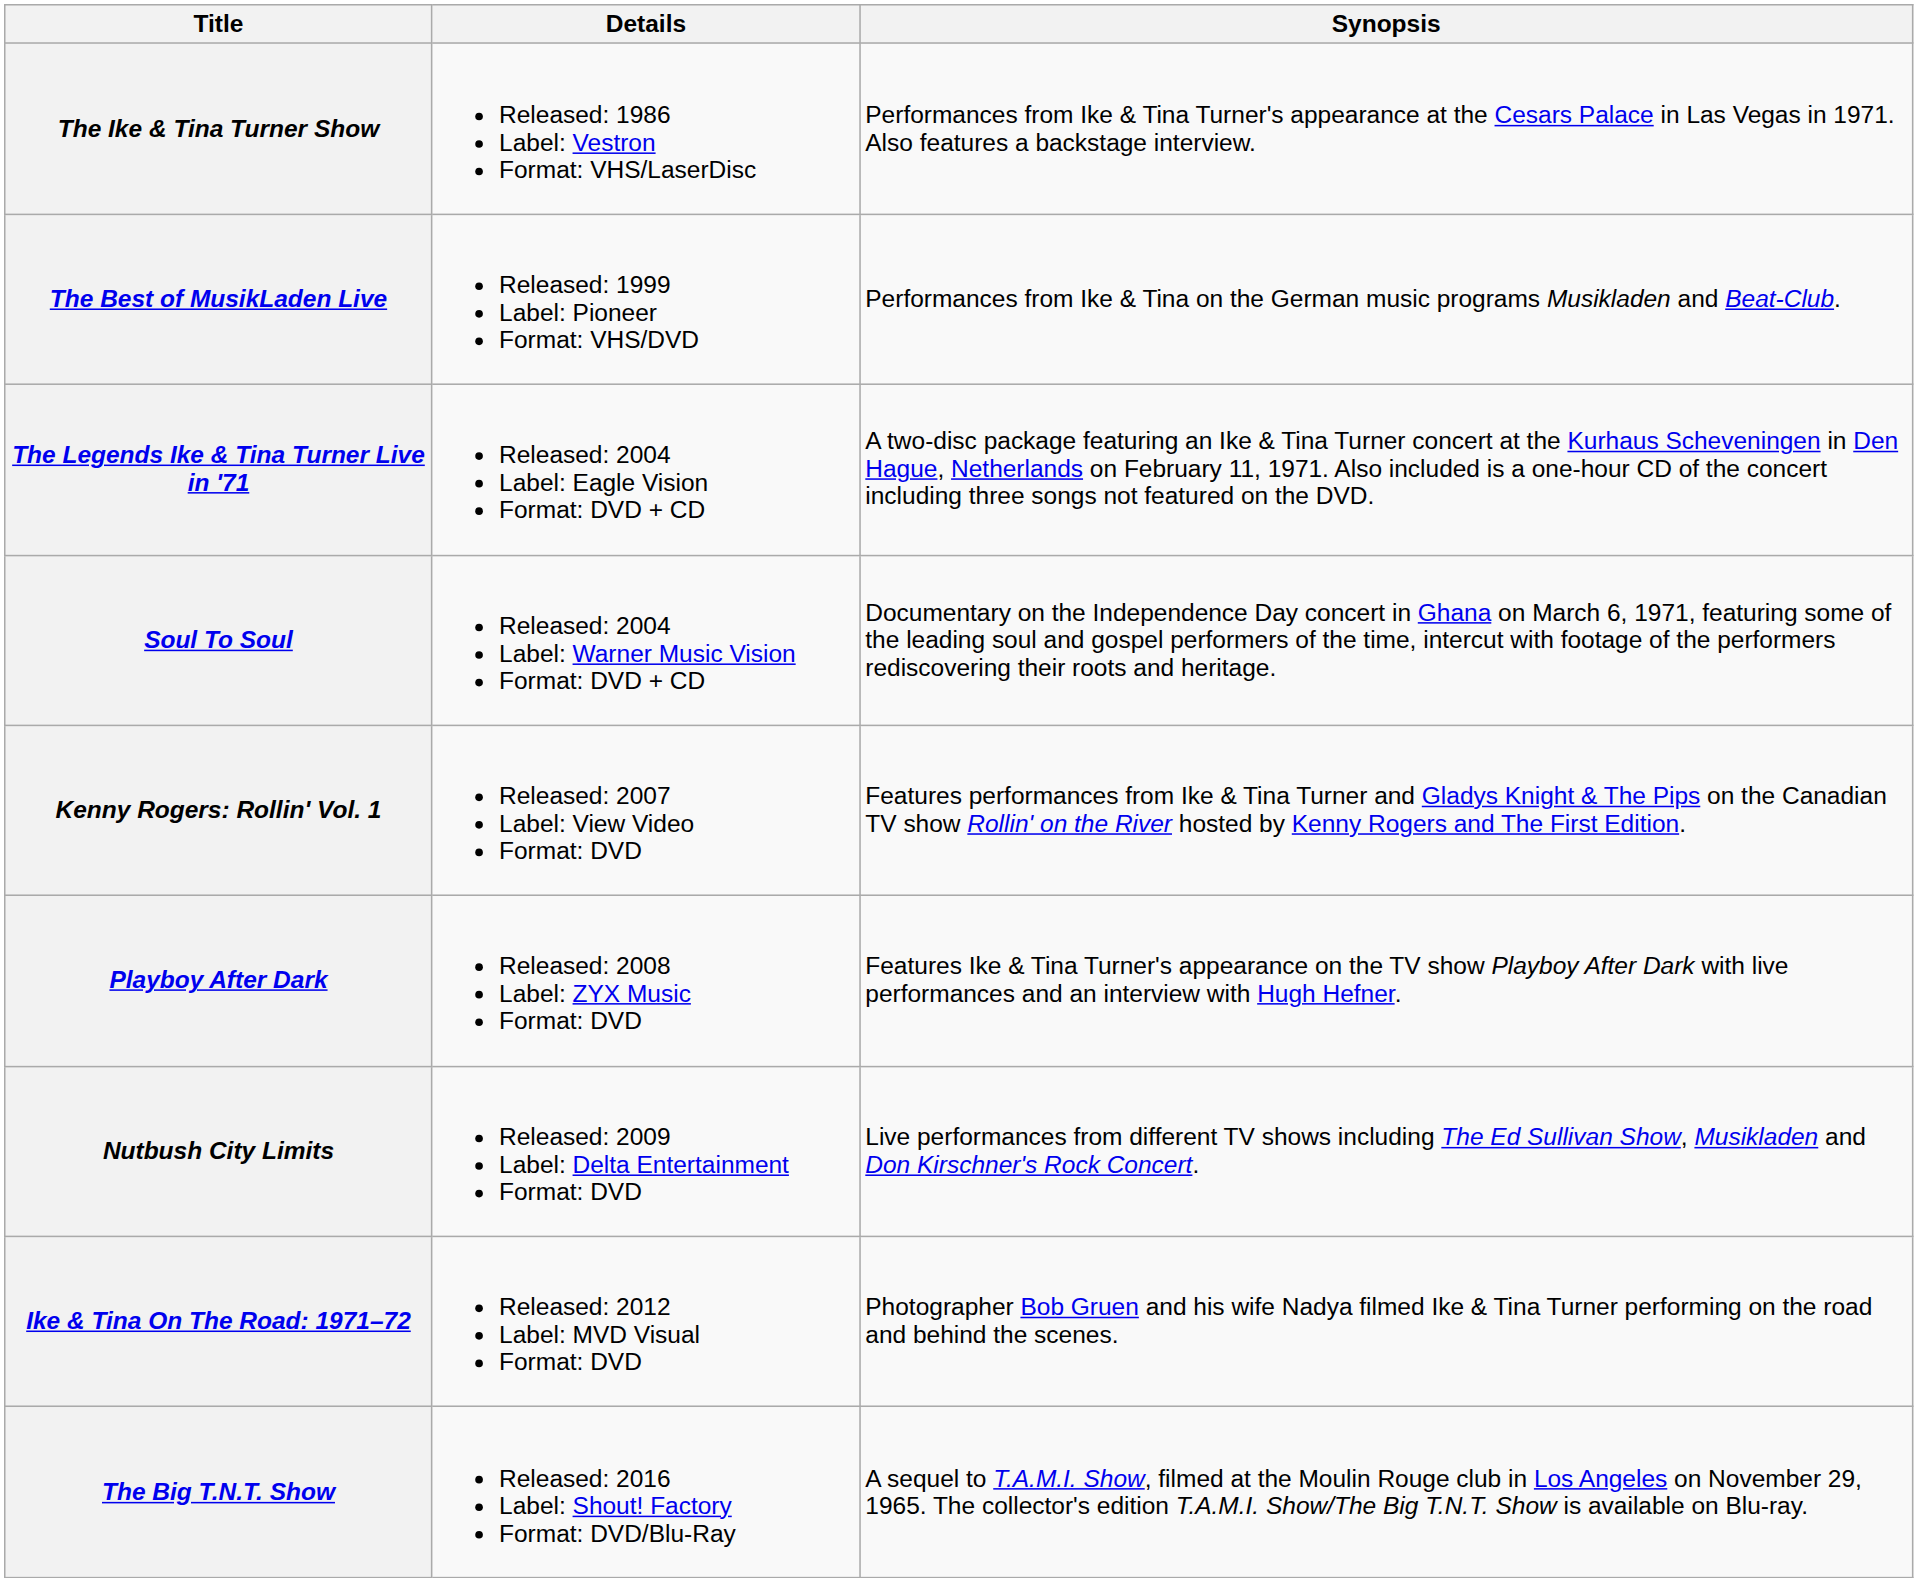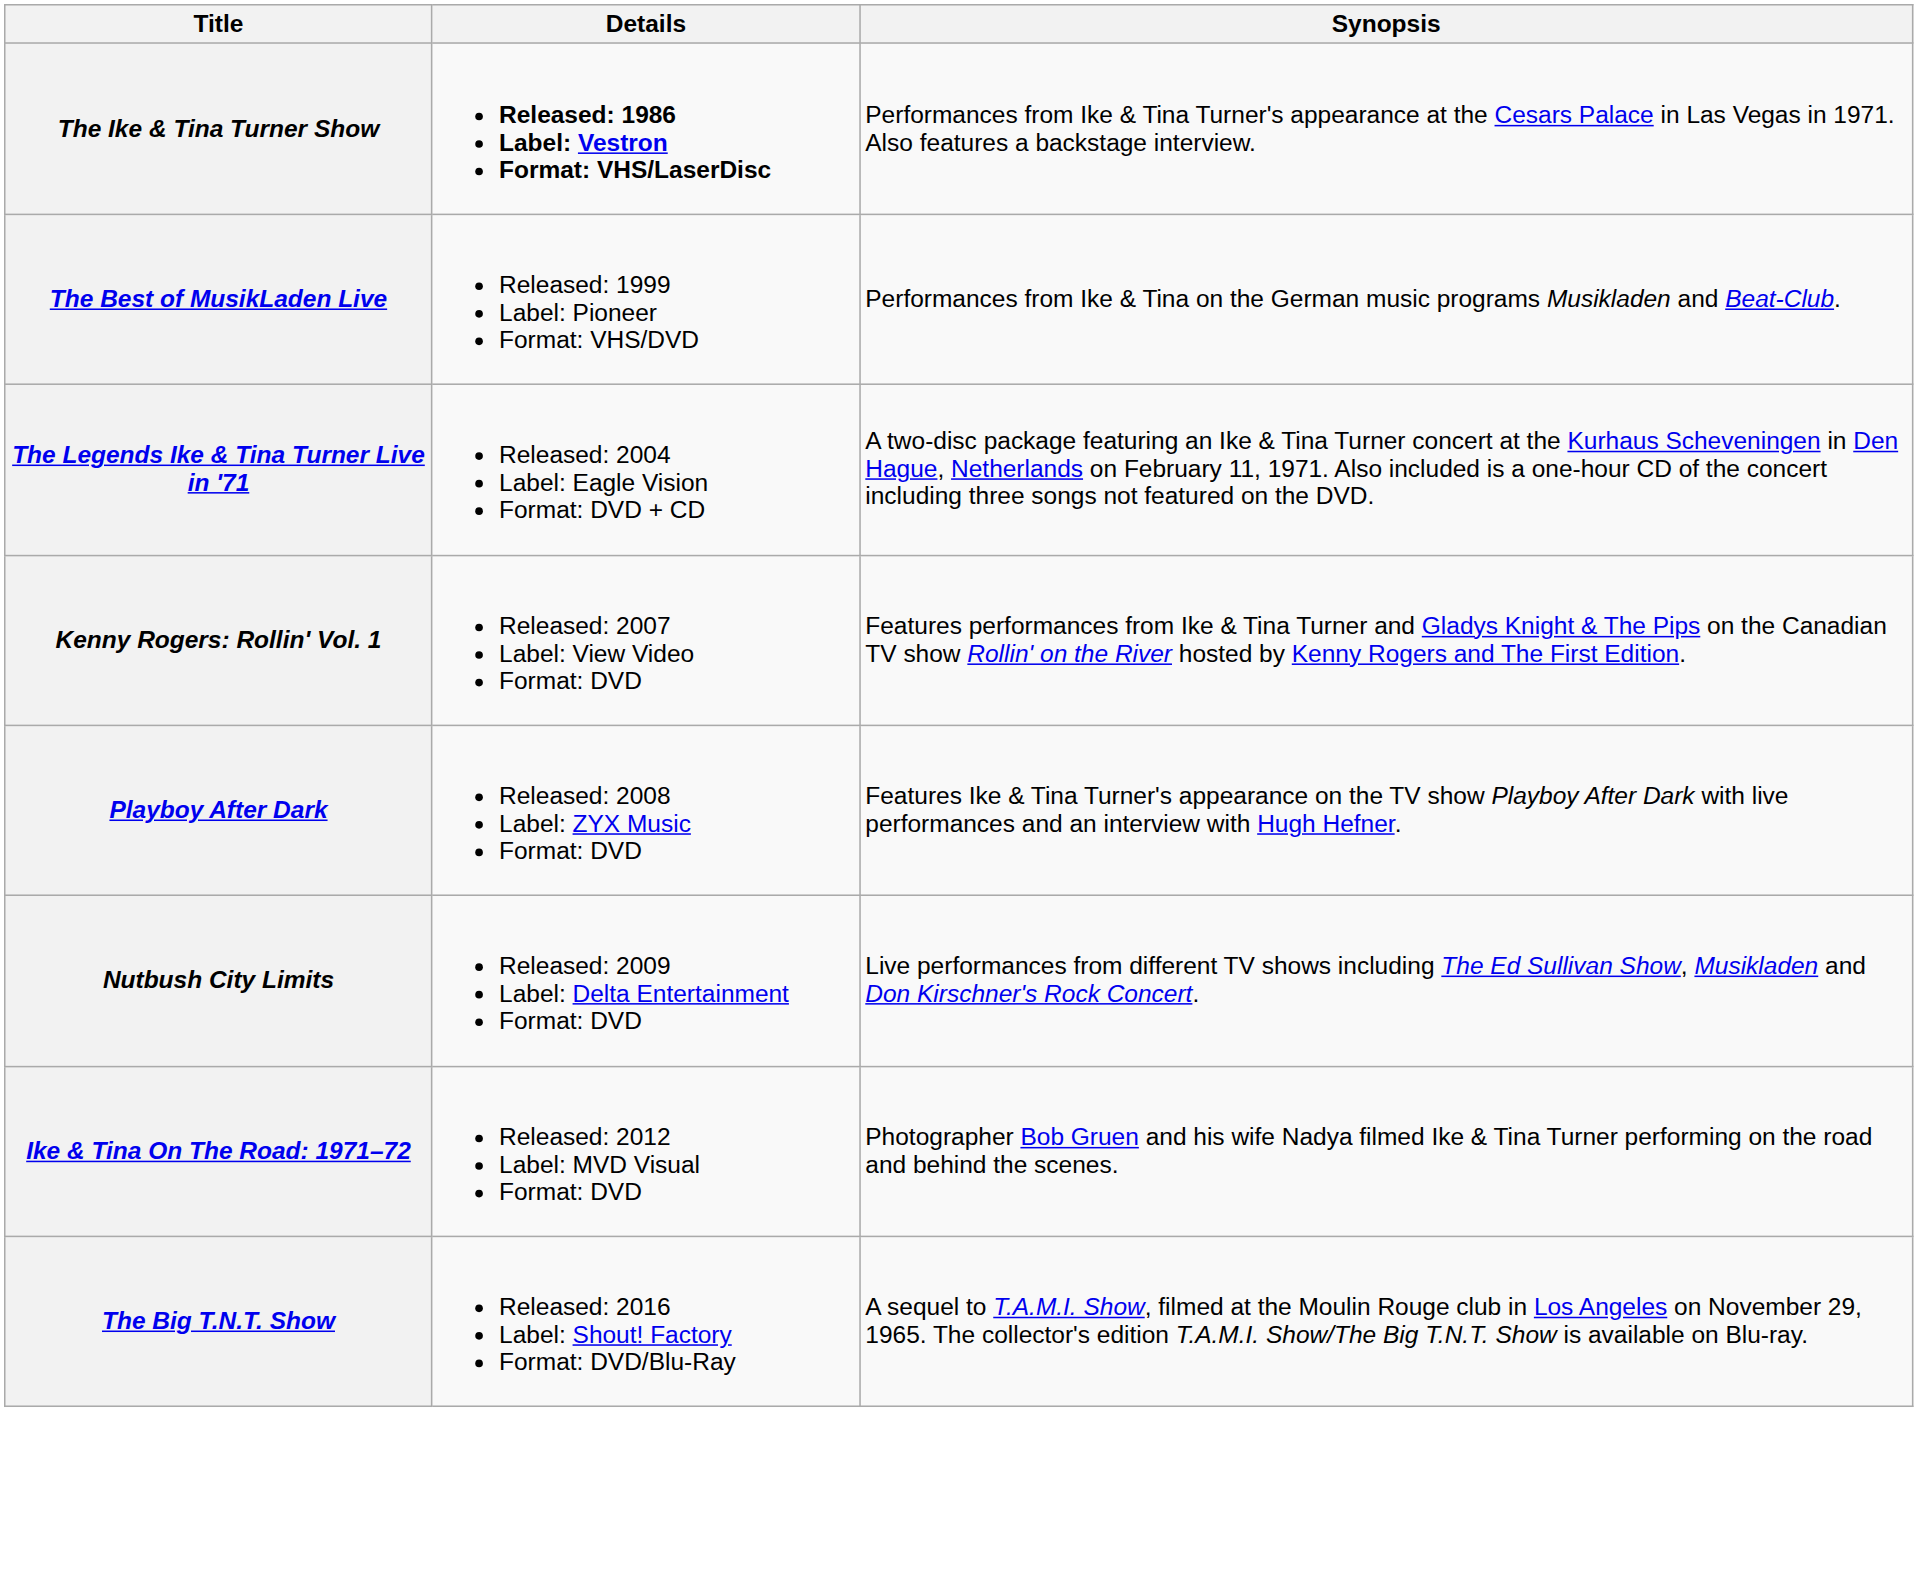(646, 143) normal -> (646, 143) bold
- row: (218, 639)
